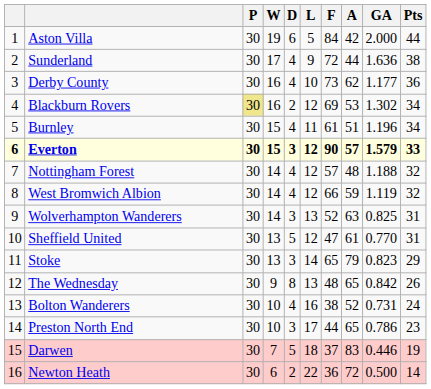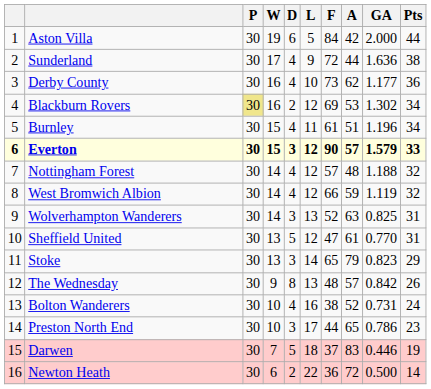(352, 283) 65 -> (352, 283) 57
